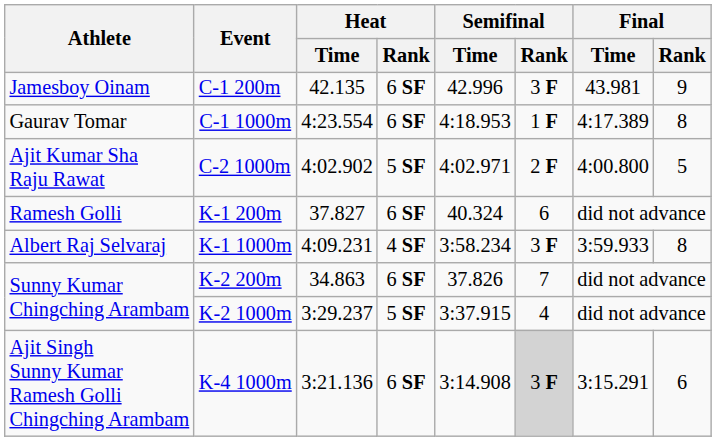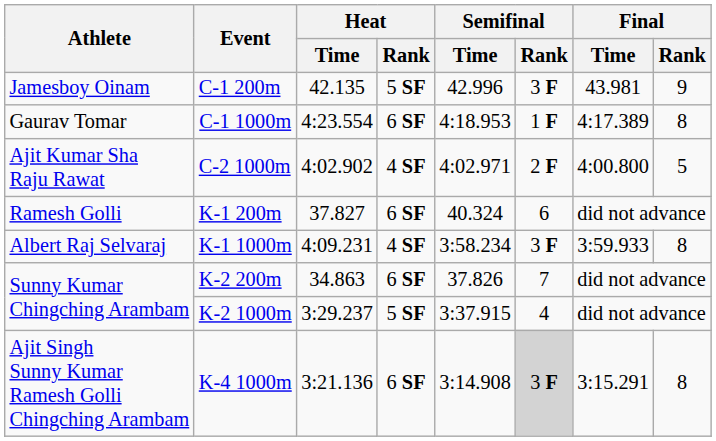(406, 88) 6 SF -> (406, 88) 5 SF
(406, 167) 5 SF -> (406, 167) 4 SF
(682, 382) 6 -> (682, 382) 8
